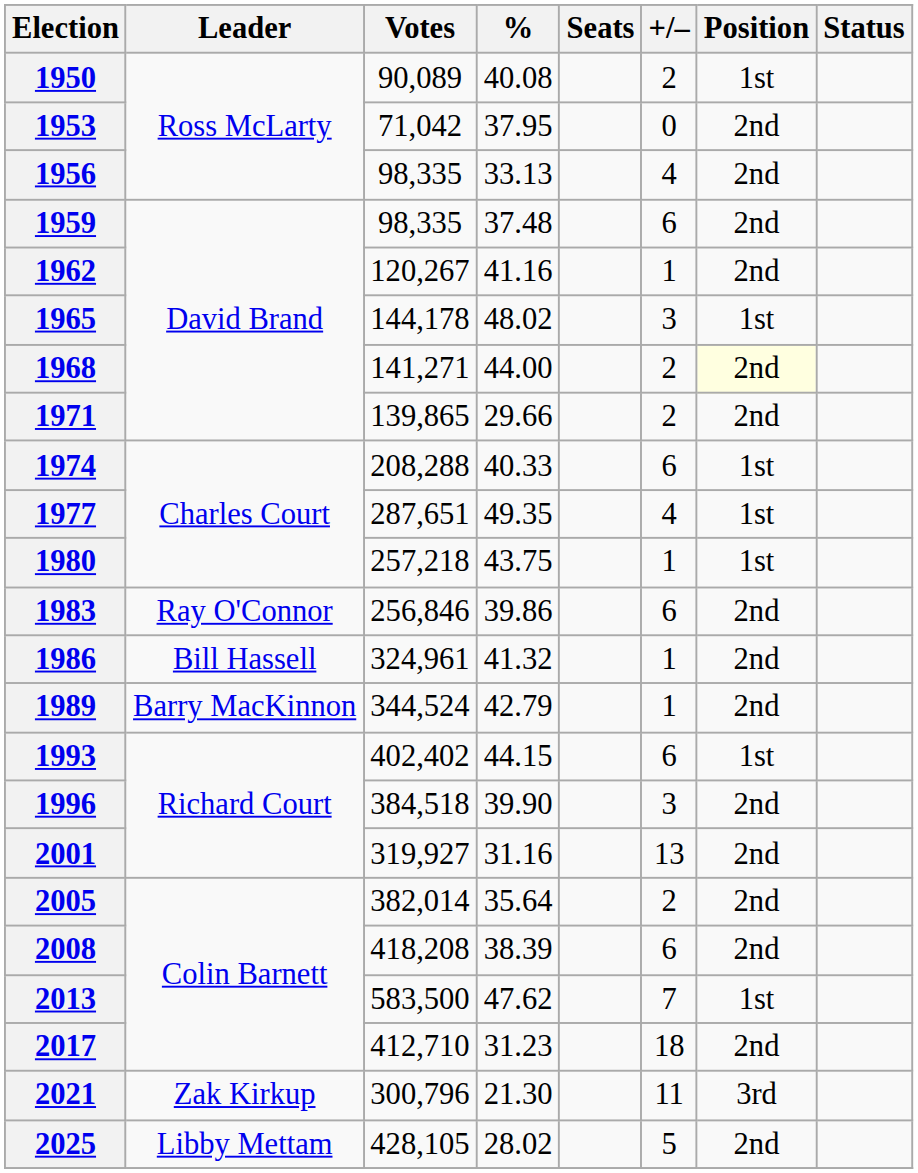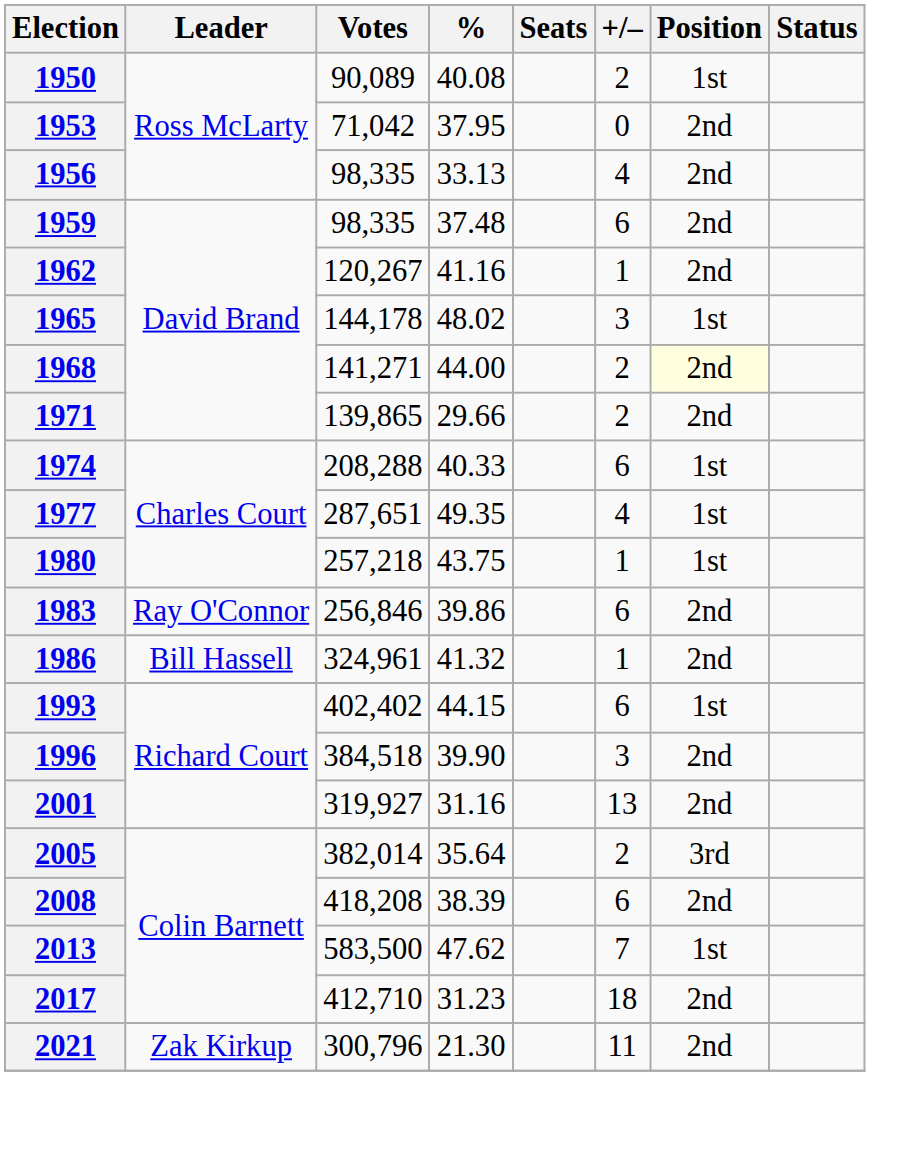- row: (65, 707)
(757, 901) 2nd -> (709, 852) 3rd
(756, 1094) 3rd -> (709, 1046) 2nd
- row: (65, 1143)
